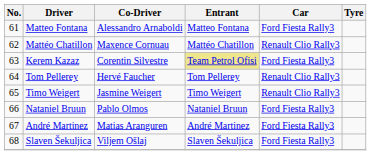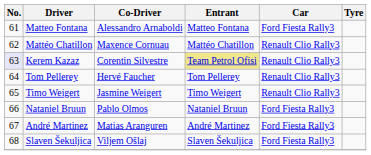(14, 60) no background -> (14, 60) lavender background
(298, 60) Ford Fiesta Rally3 -> (300, 60) Renault Clio Rally3
